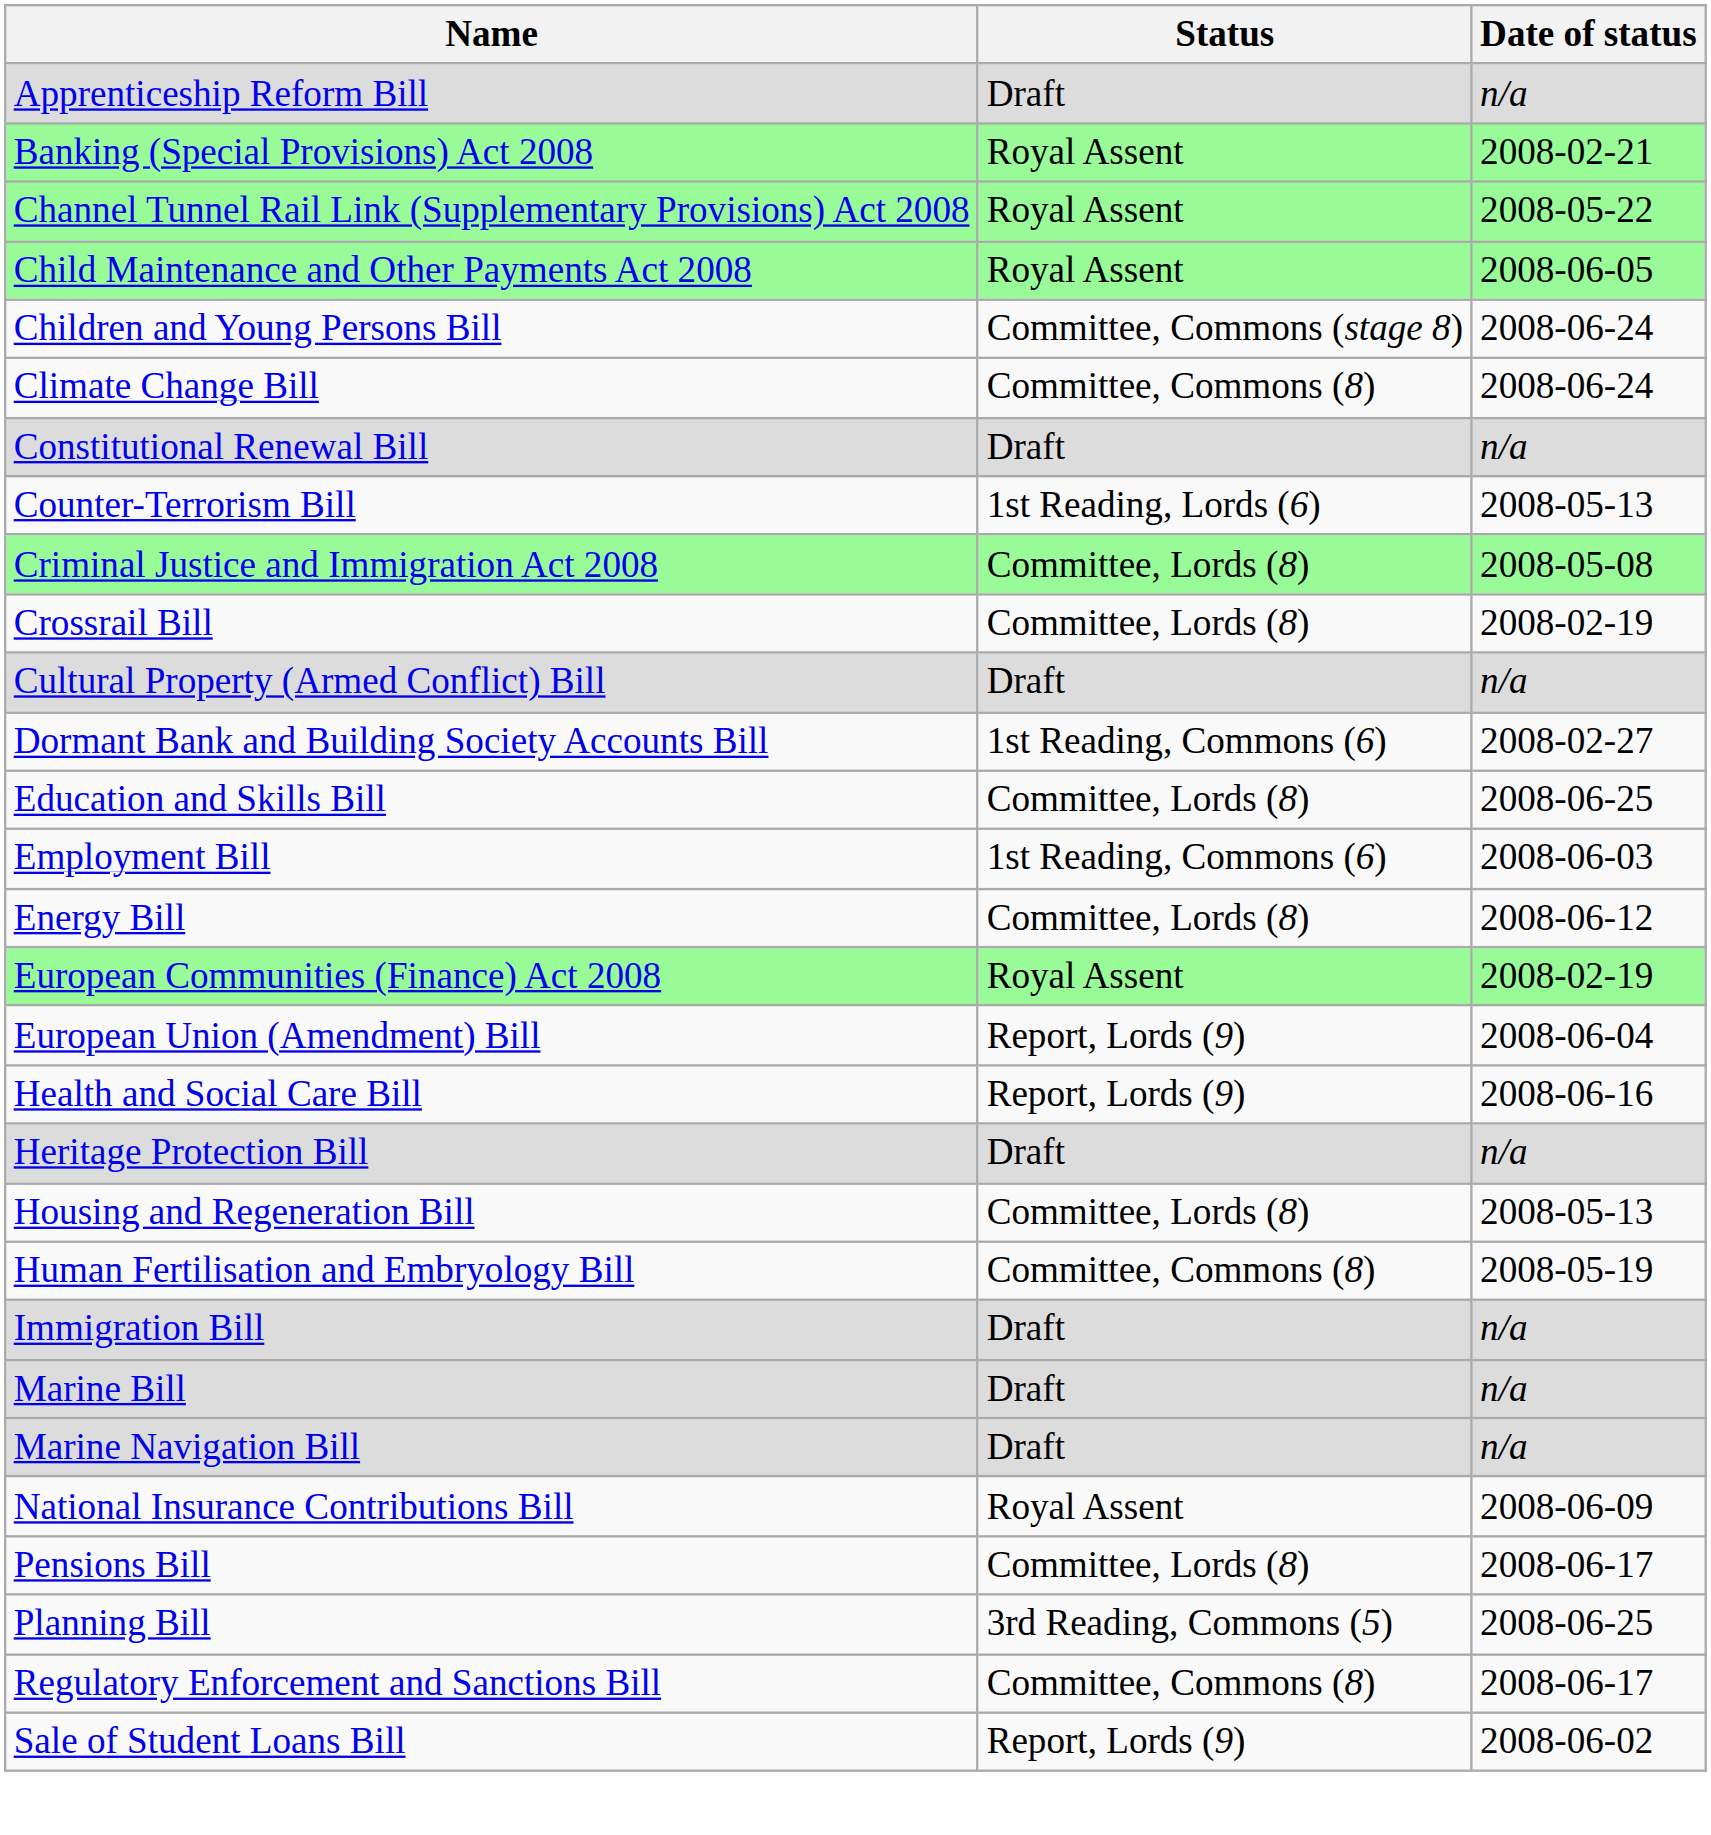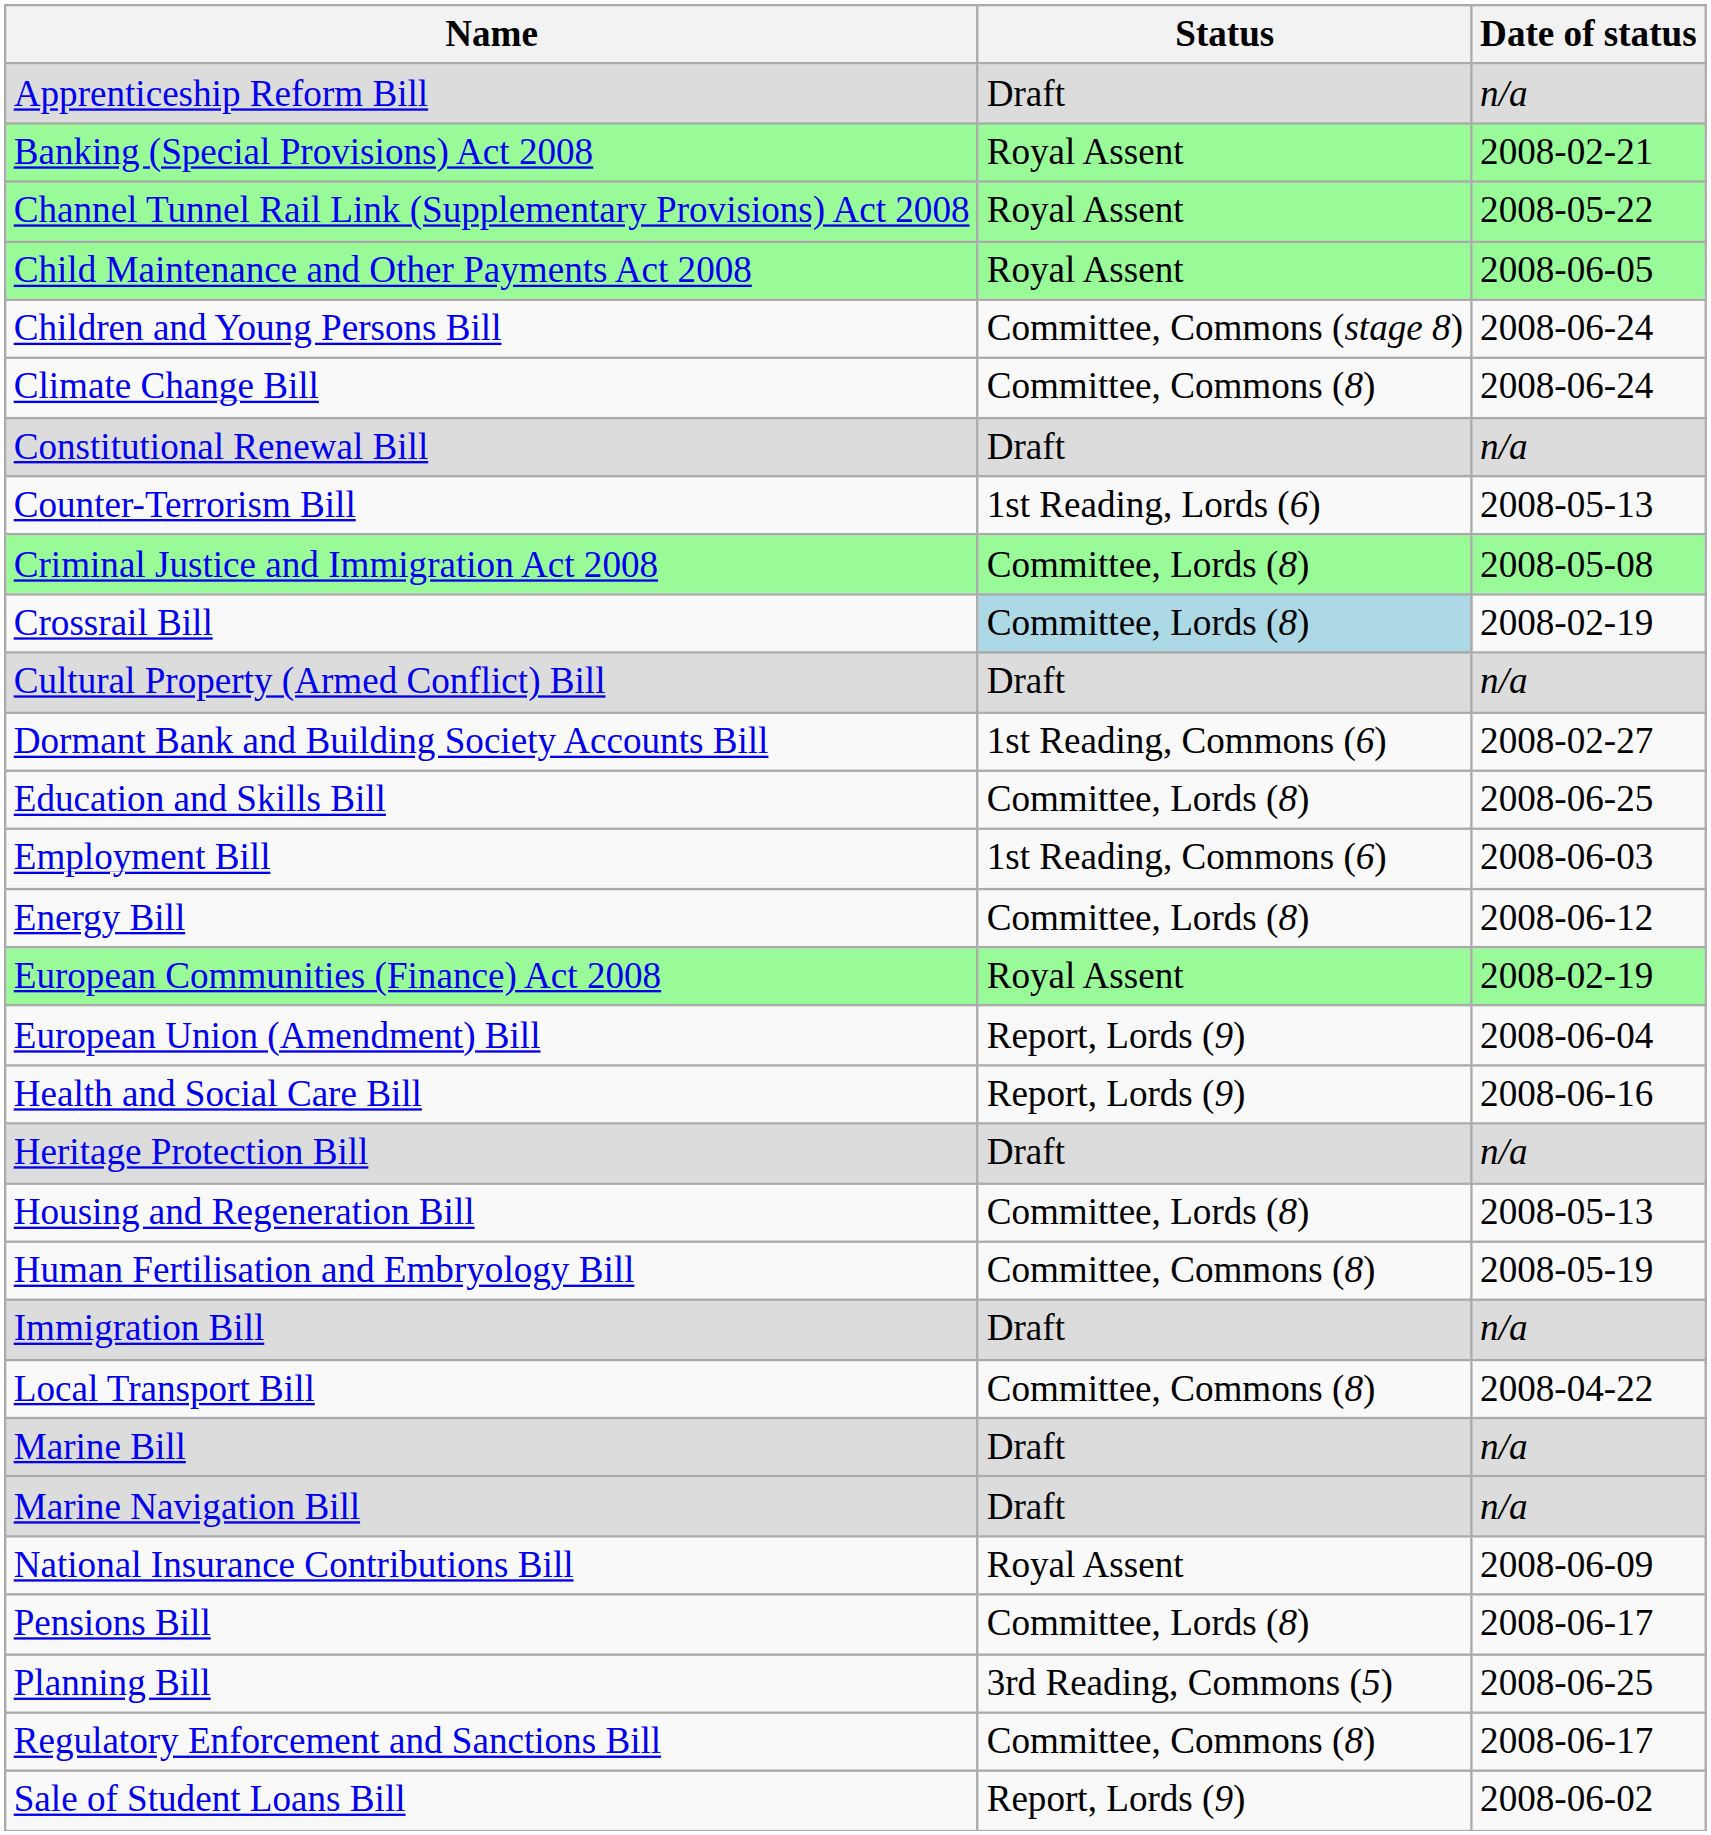(1148, 622) no background -> (1148, 622) lightblue background
+ row: (164, 1387)
